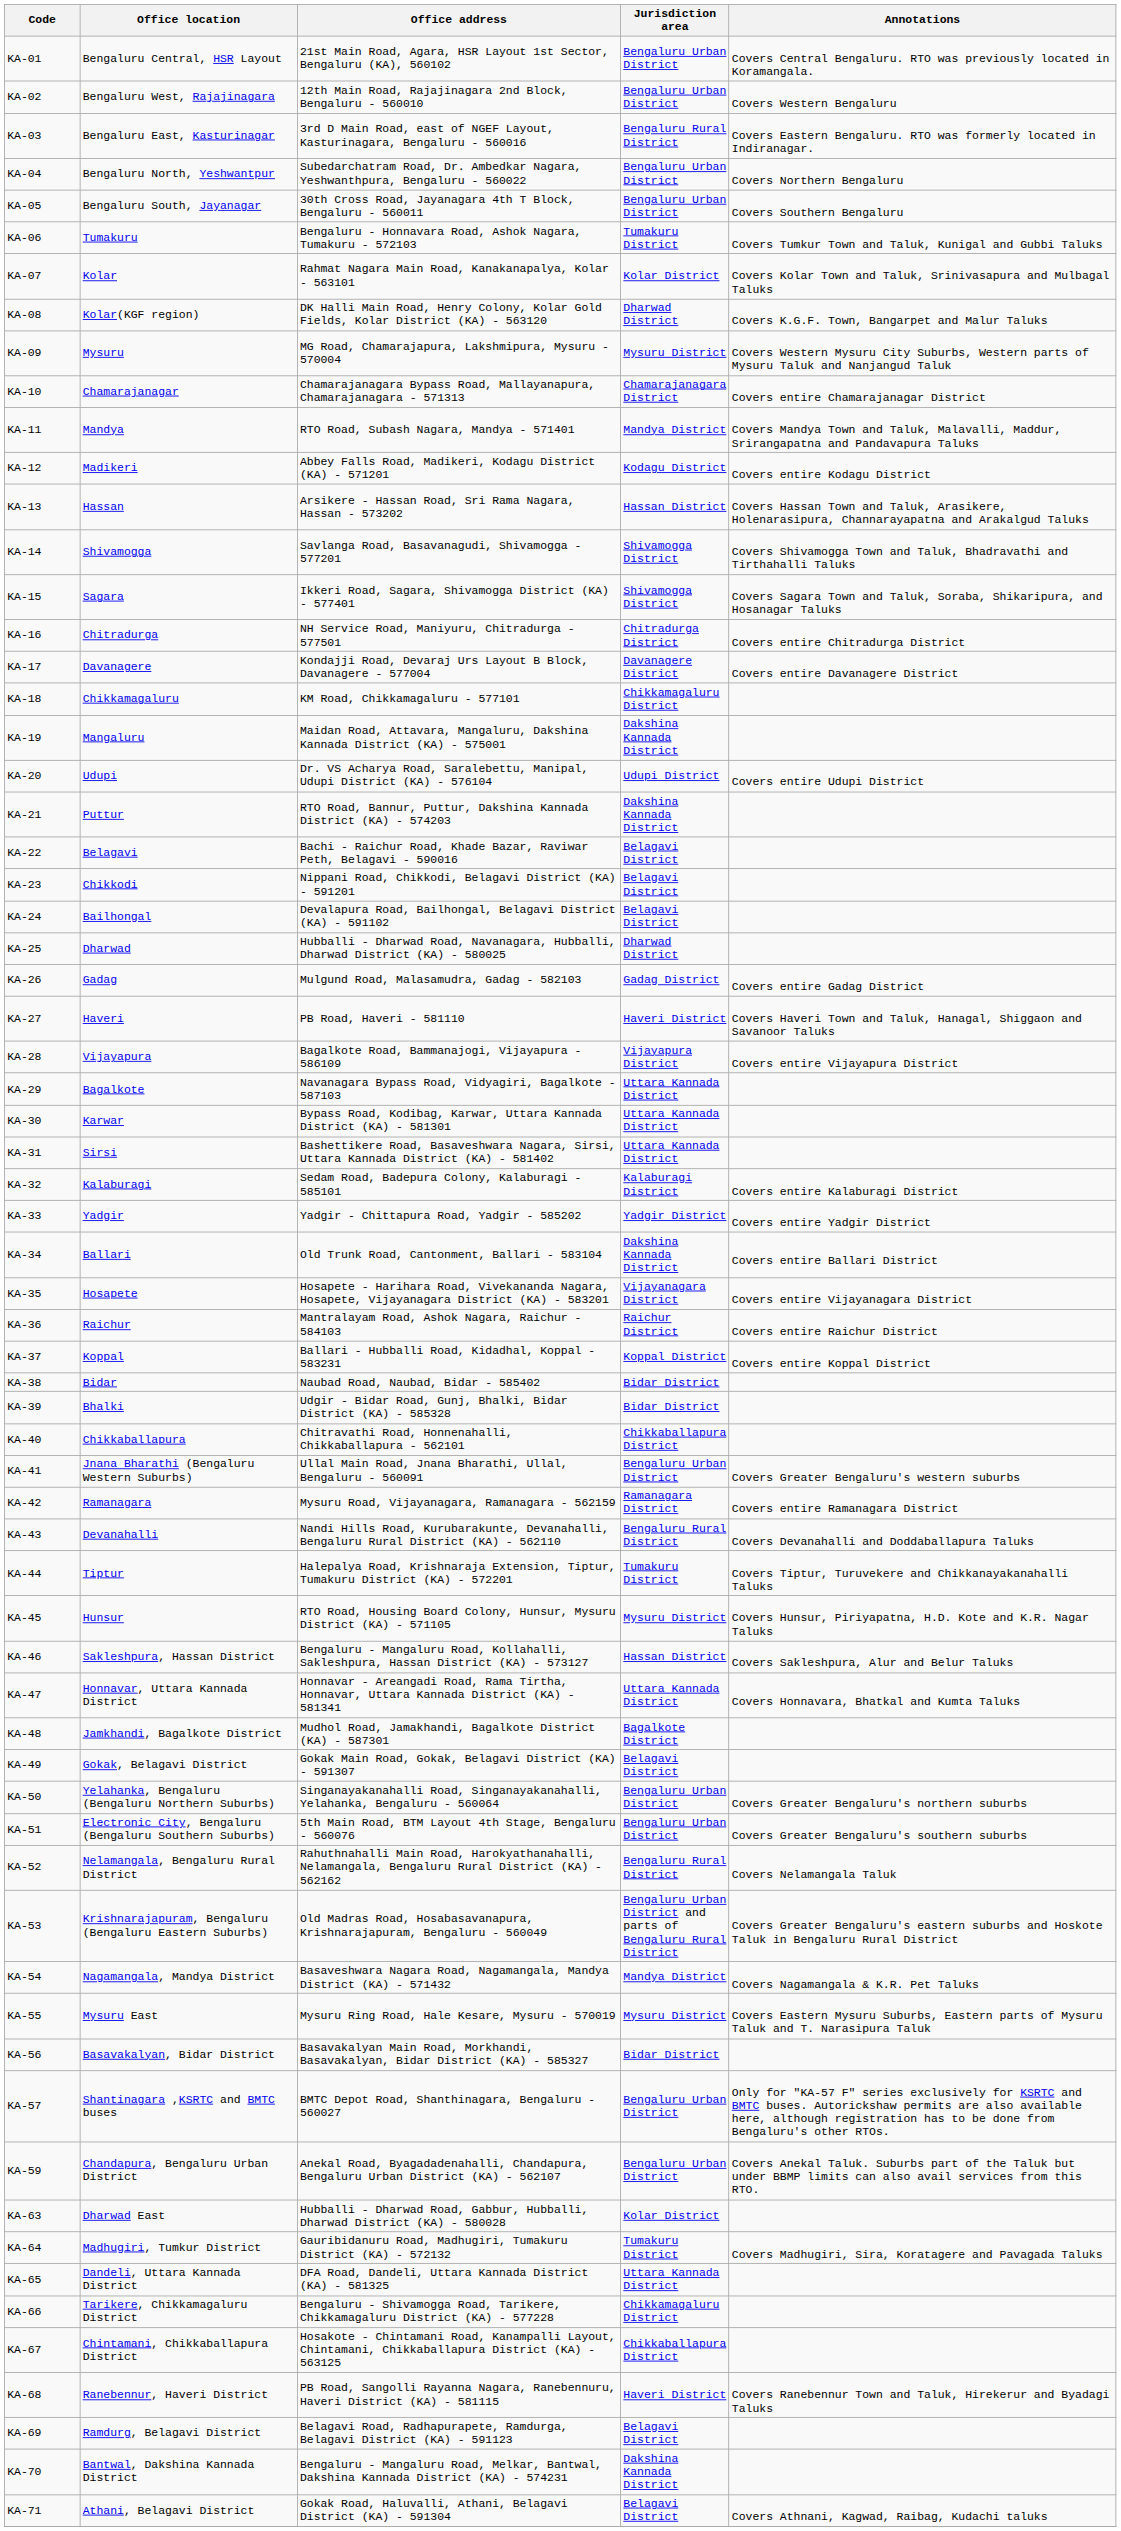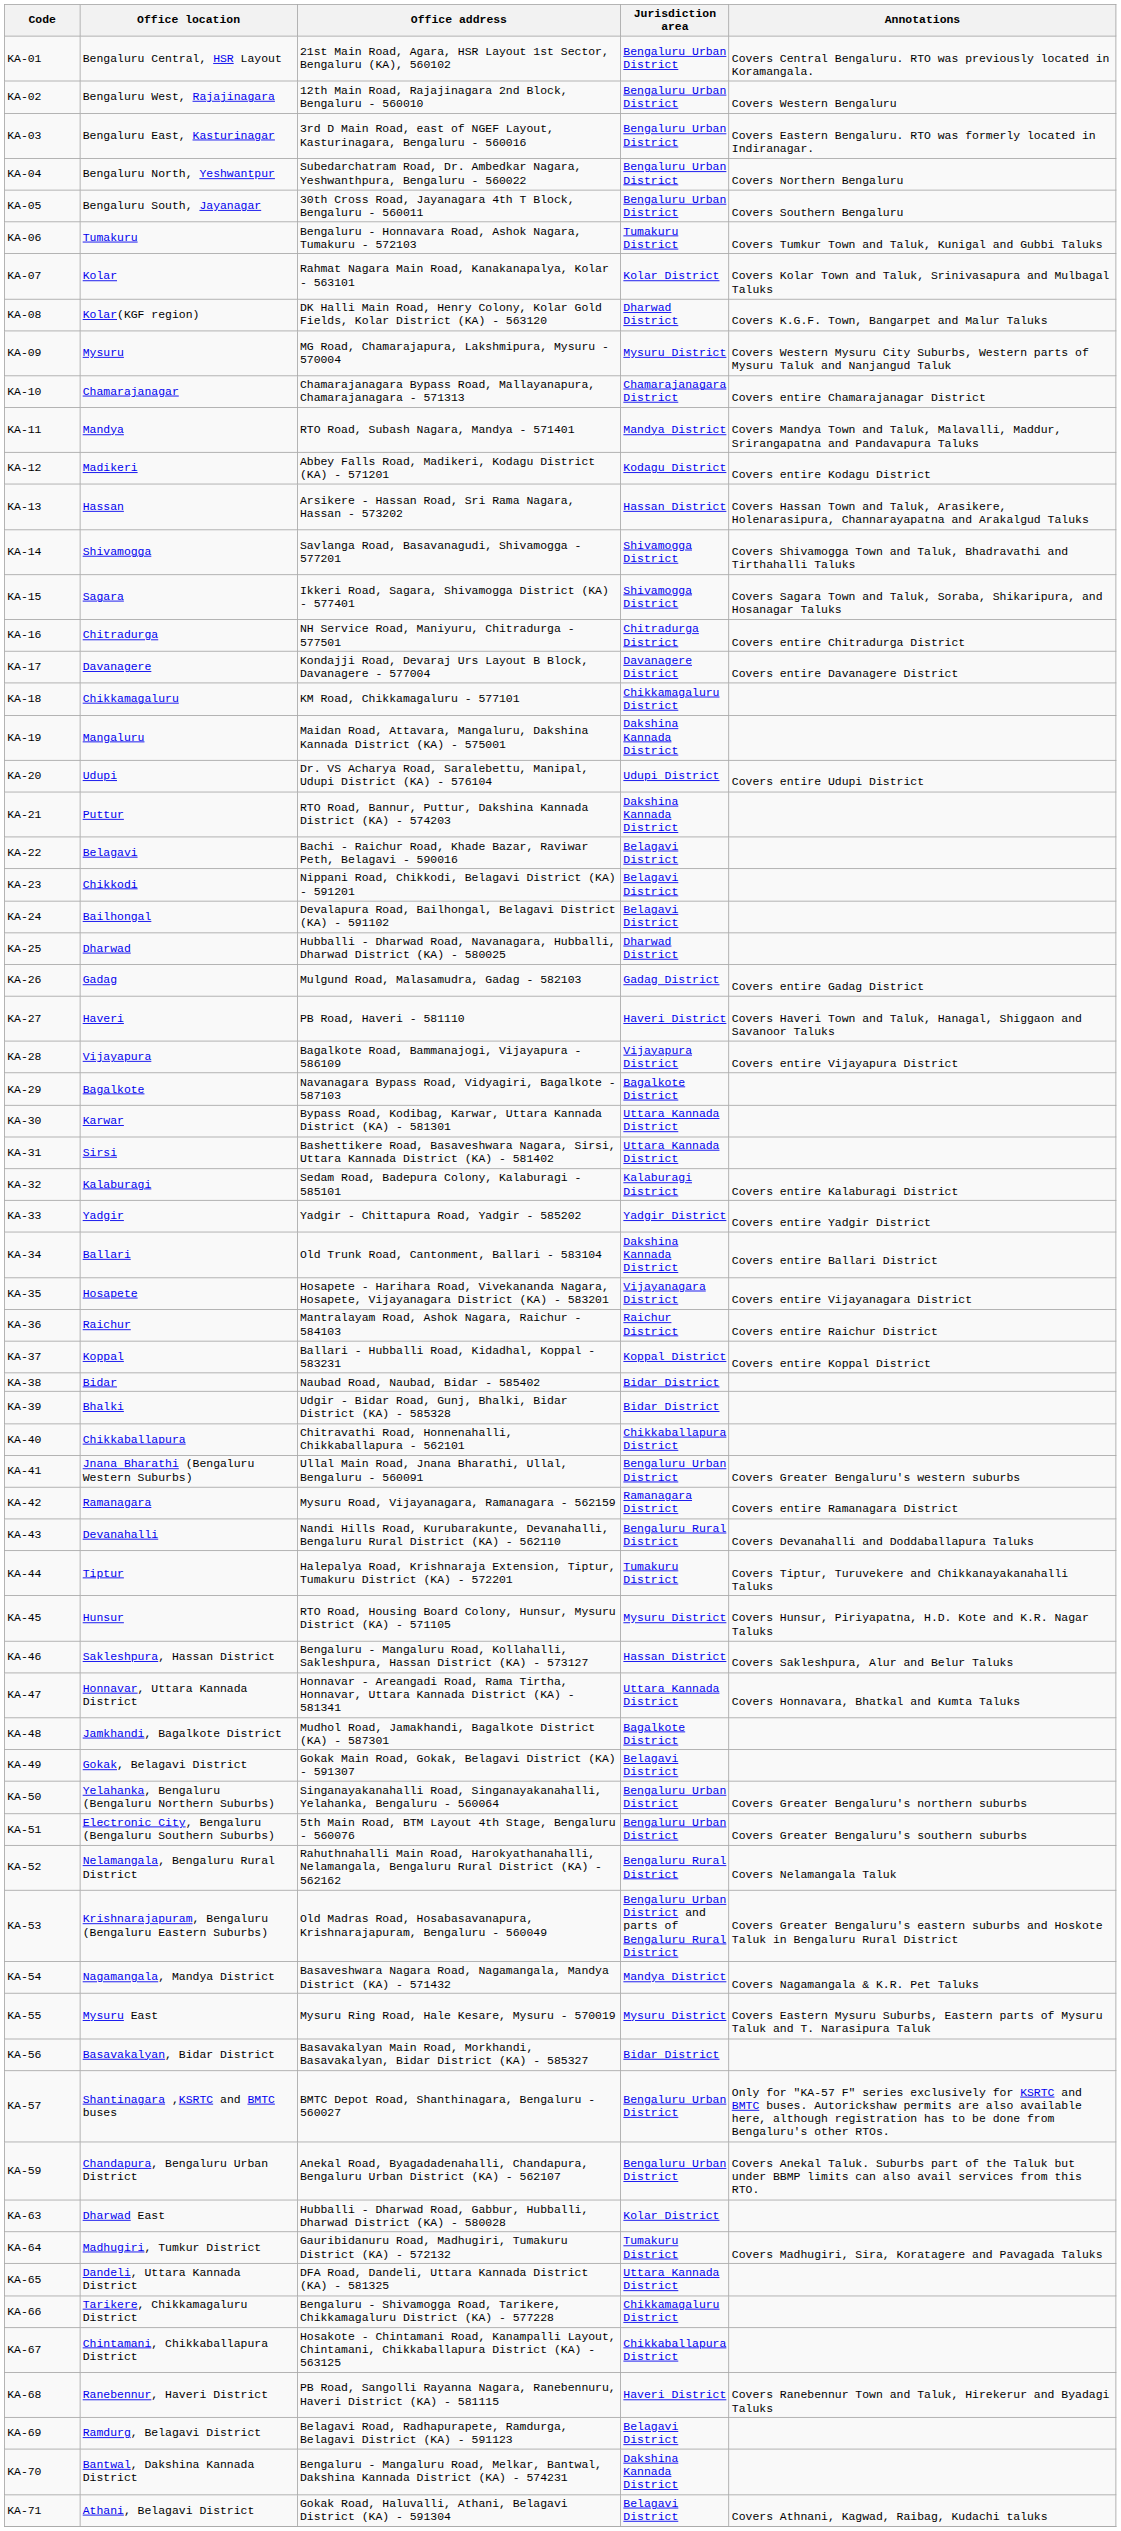(675, 136) Bengaluru Rural District -> (675, 136) Bengaluru Urban District
(671, 1089) Uttara Kannada District -> (654, 1089) Bagalkote District
